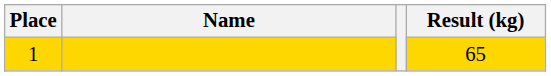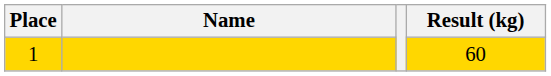(476, 53) 65 -> (476, 53) 60
